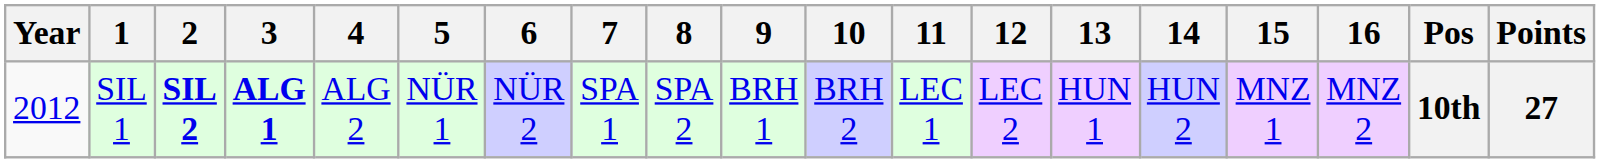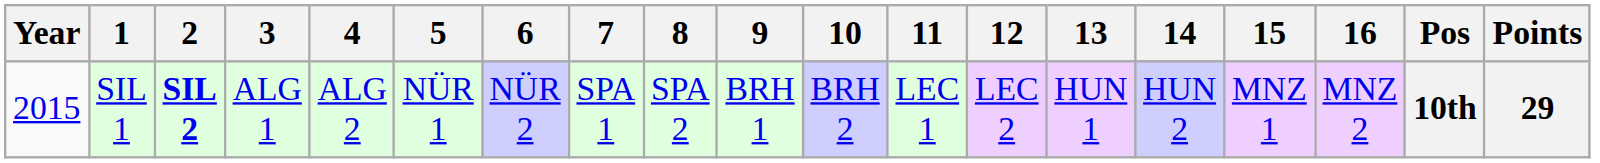(47, 108) 2012 -> (47, 108) 2015
(269, 108) bold -> (267, 108) normal
(1541, 108) 27 -> (1537, 108) 29
